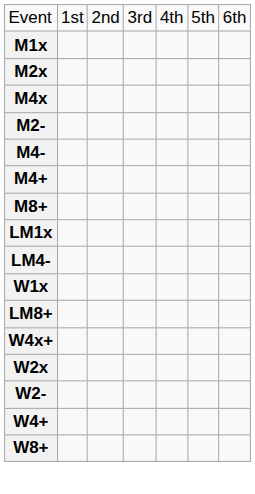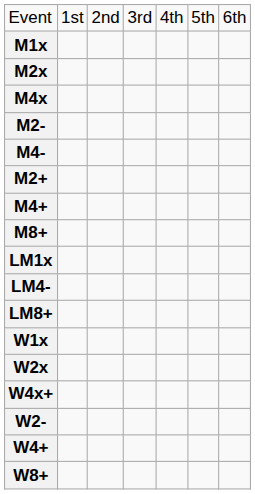+ row: (31, 179)
rows swapped: (31, 313) <-> (31, 286)
rows swapped: (31, 367) <-> (31, 340)
